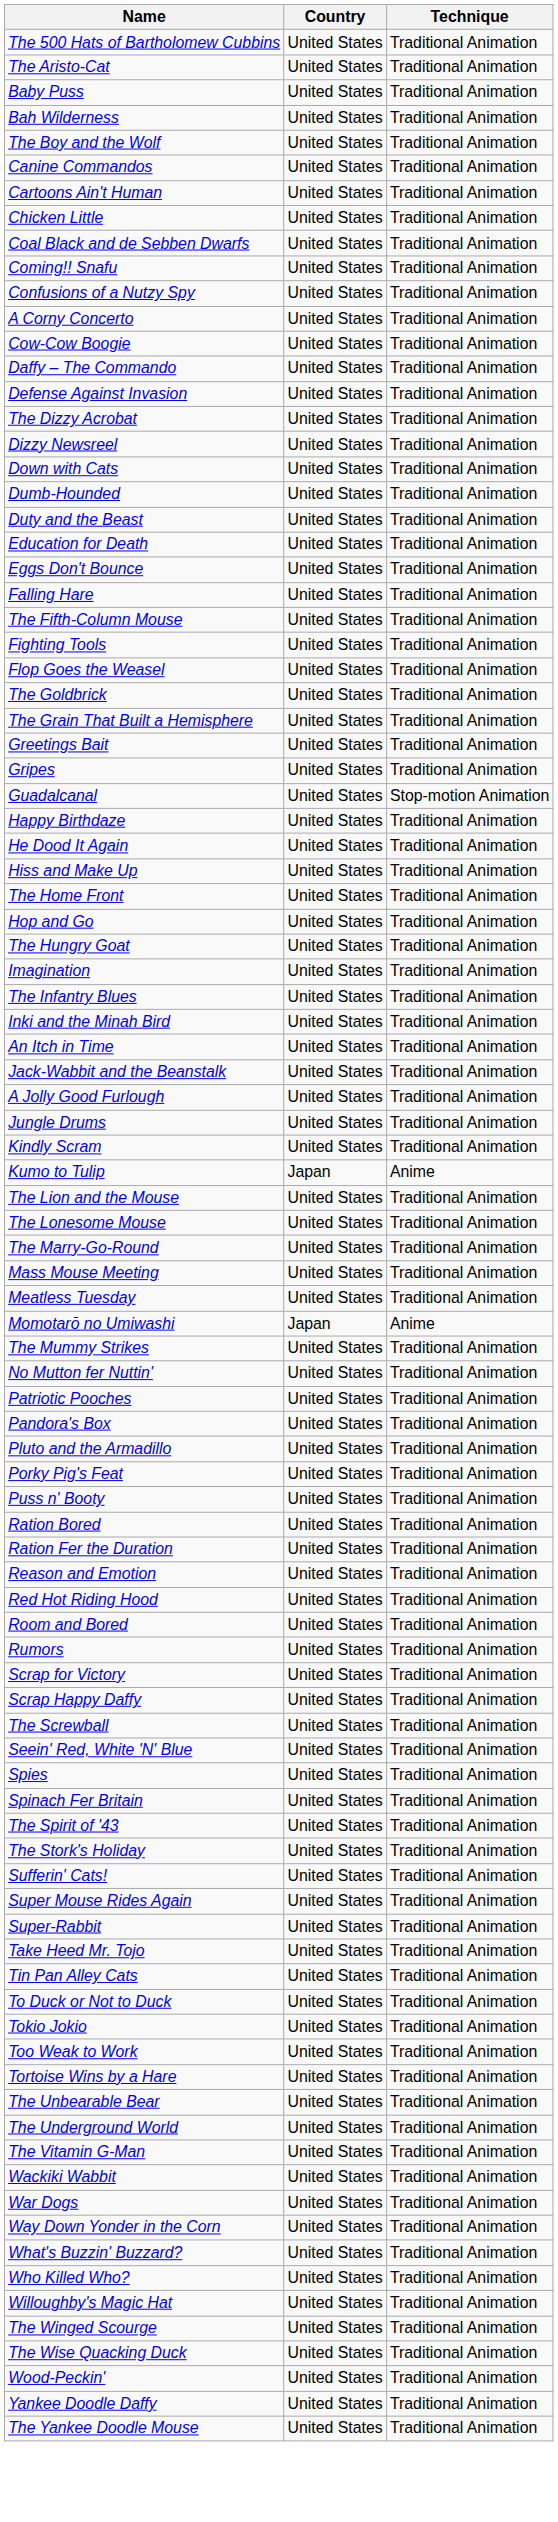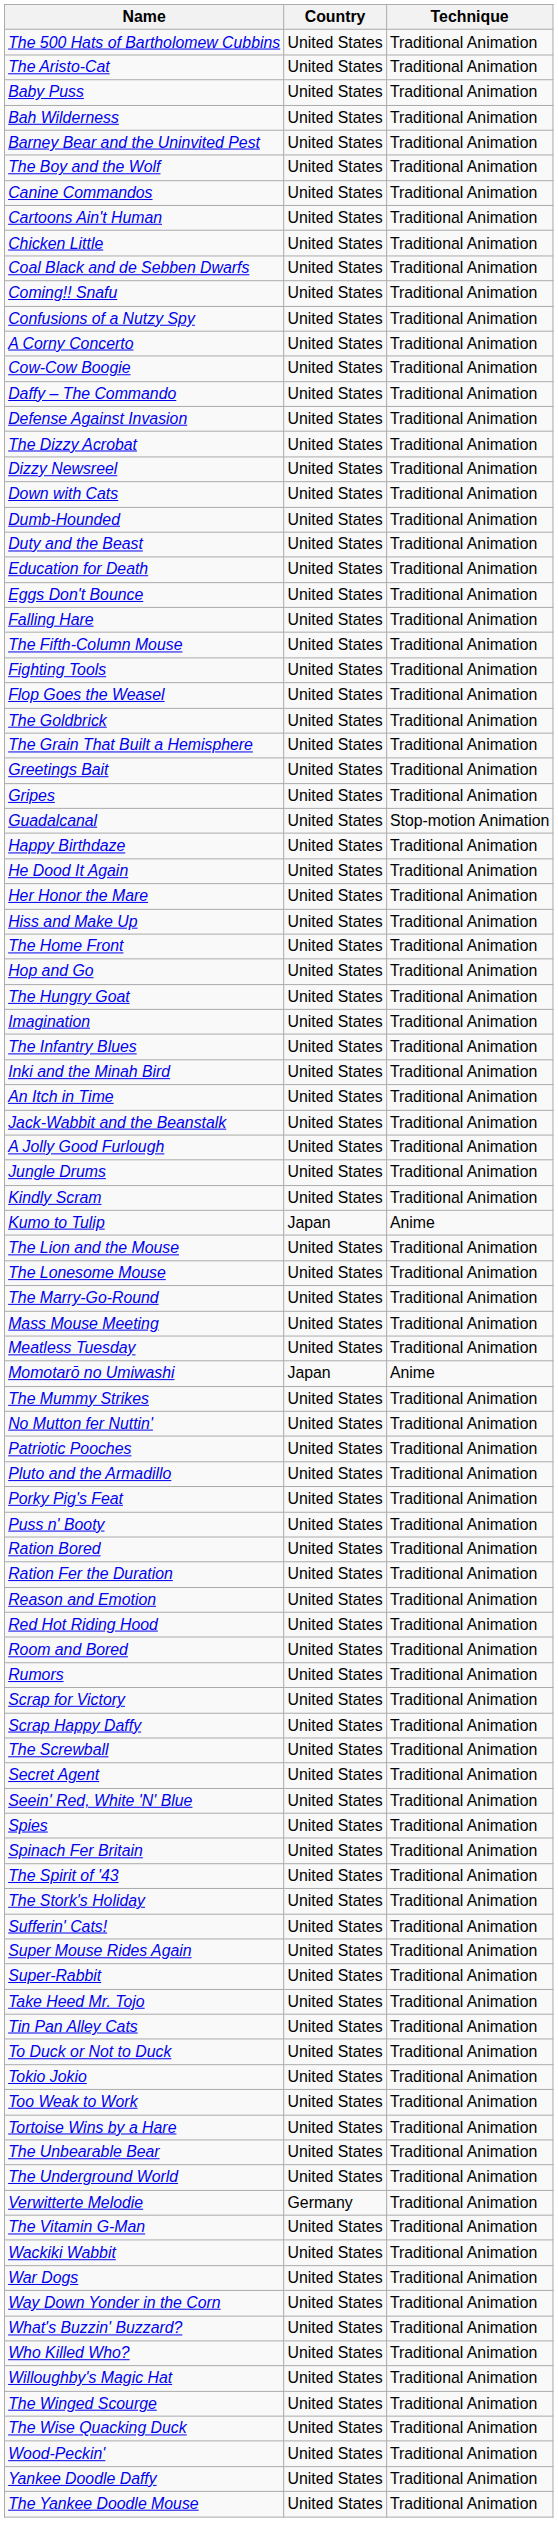+ row: (134, 142)
+ row: (78, 896)
- row: (59, 1423)
+ row: (54, 1775)
+ row: (76, 2202)
